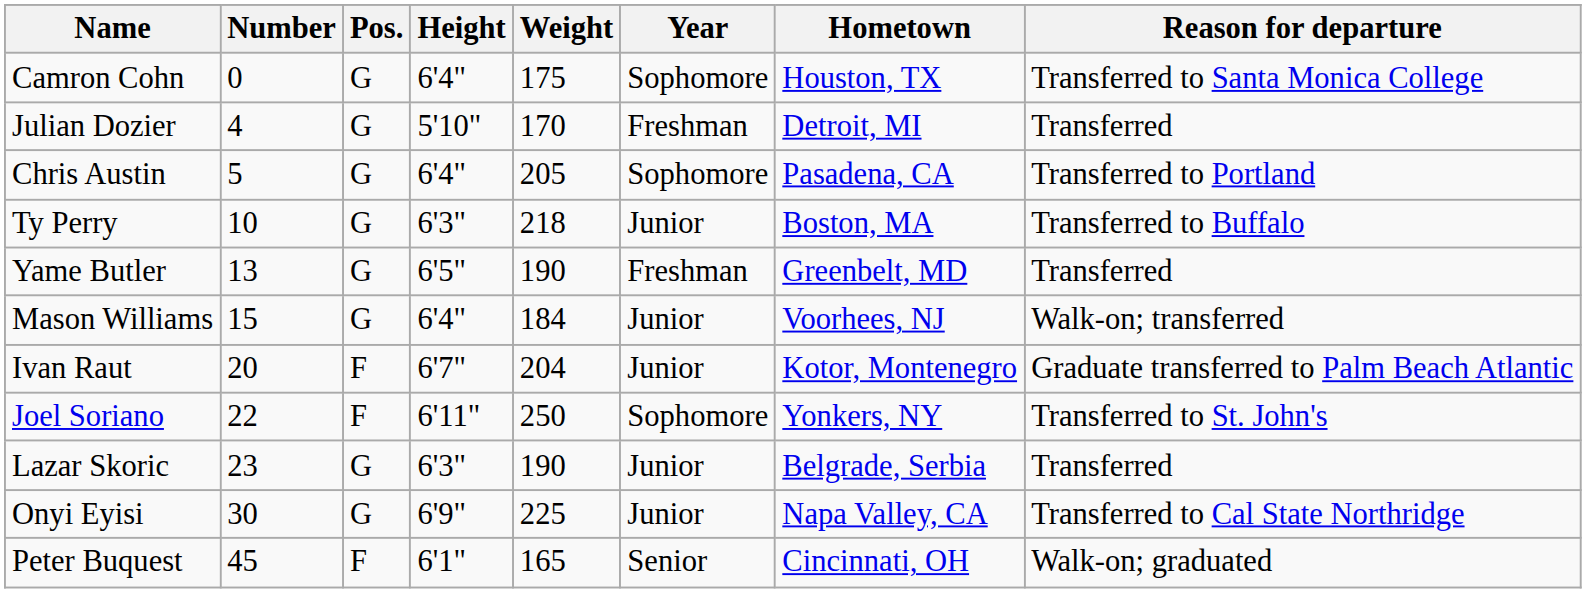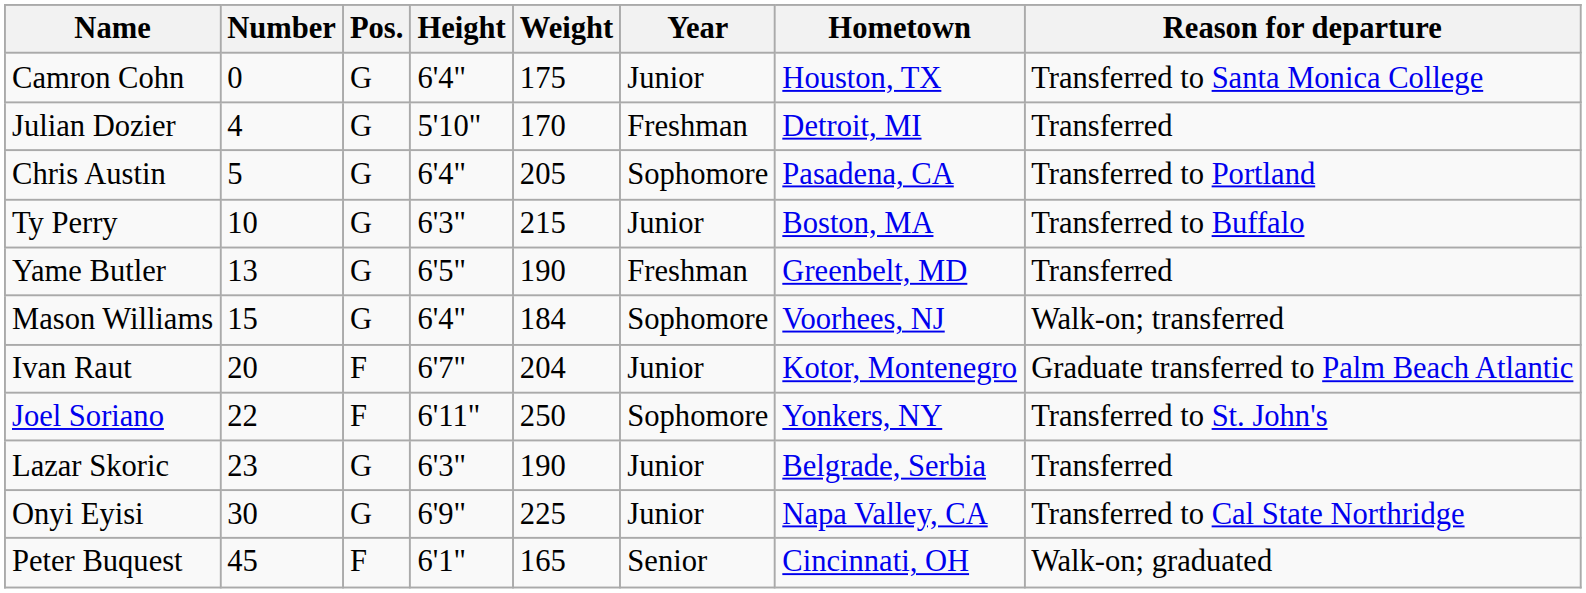(698, 77) Sophomore -> (666, 77) Junior
(543, 222) 218 -> (543, 222) 215
(666, 319) Junior -> (698, 319) Sophomore
